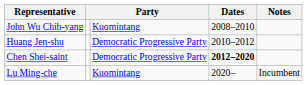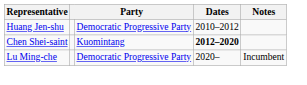- row: (45, 27)
(149, 57) Democratic Progressive Party -> (101, 42) Kuomintang
(116, 73) Kuomintang -> (134, 57) Democratic Progressive Party
